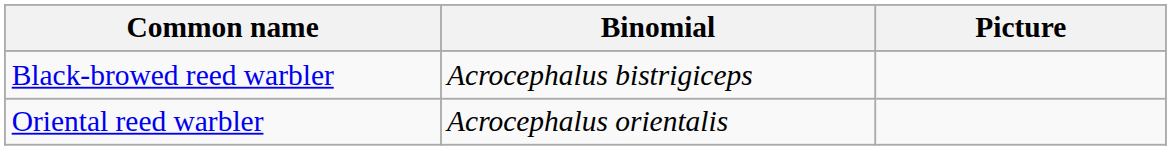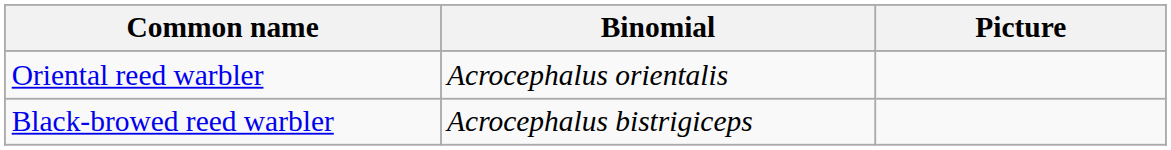rows swapped: (173, 74) <-> (138, 121)
